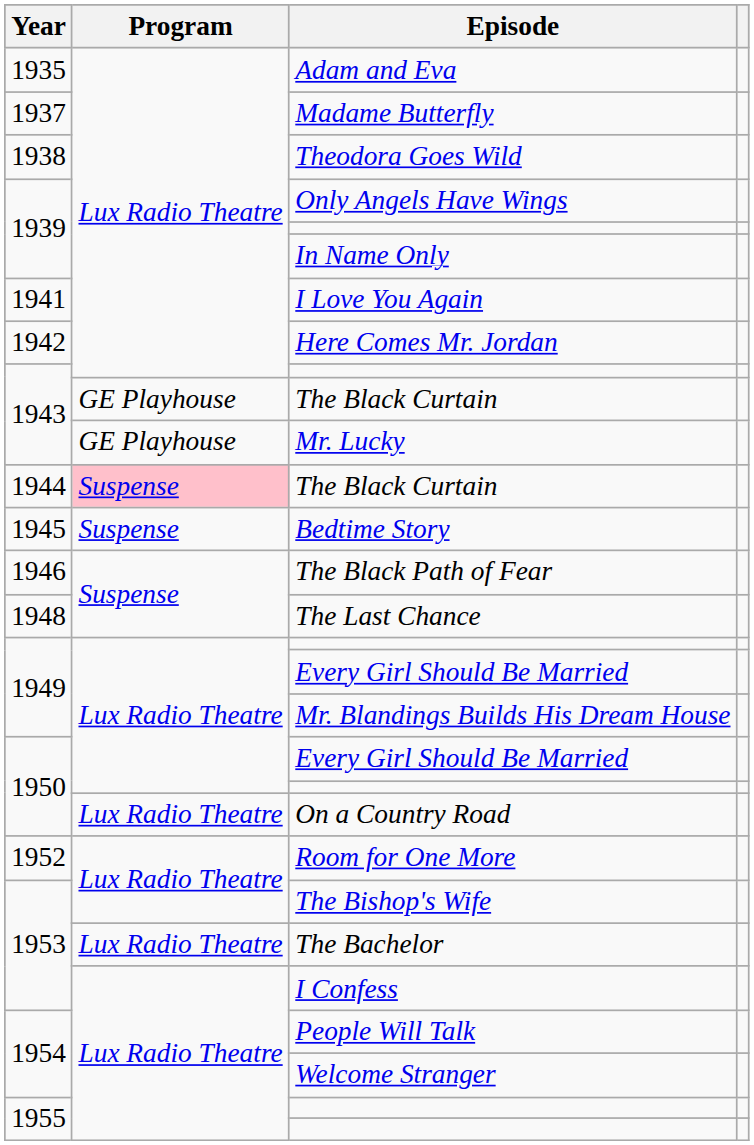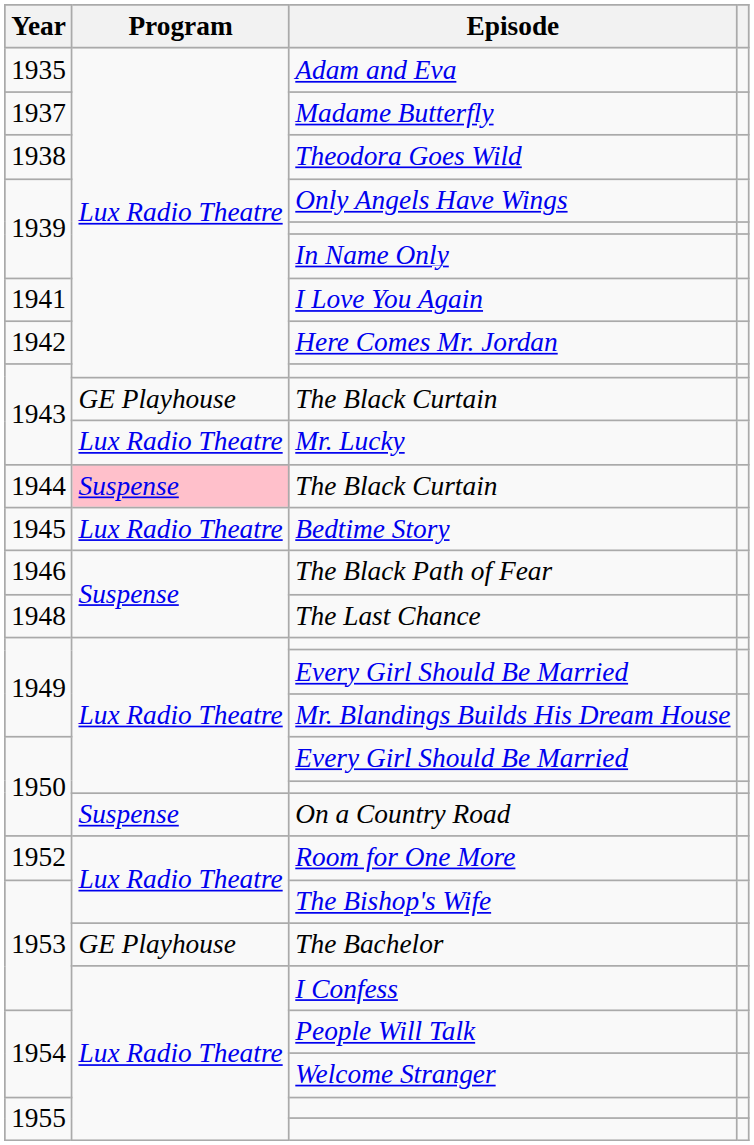(157, 441) GE Playhouse -> (181, 441) Lux Radio Theatre
(129, 528) Suspense -> (181, 528) Lux Radio Theatre
(181, 814) Lux Radio Theatre -> (129, 814) Suspense
(181, 944) Lux Radio Theatre -> (157, 944) GE Playhouse
